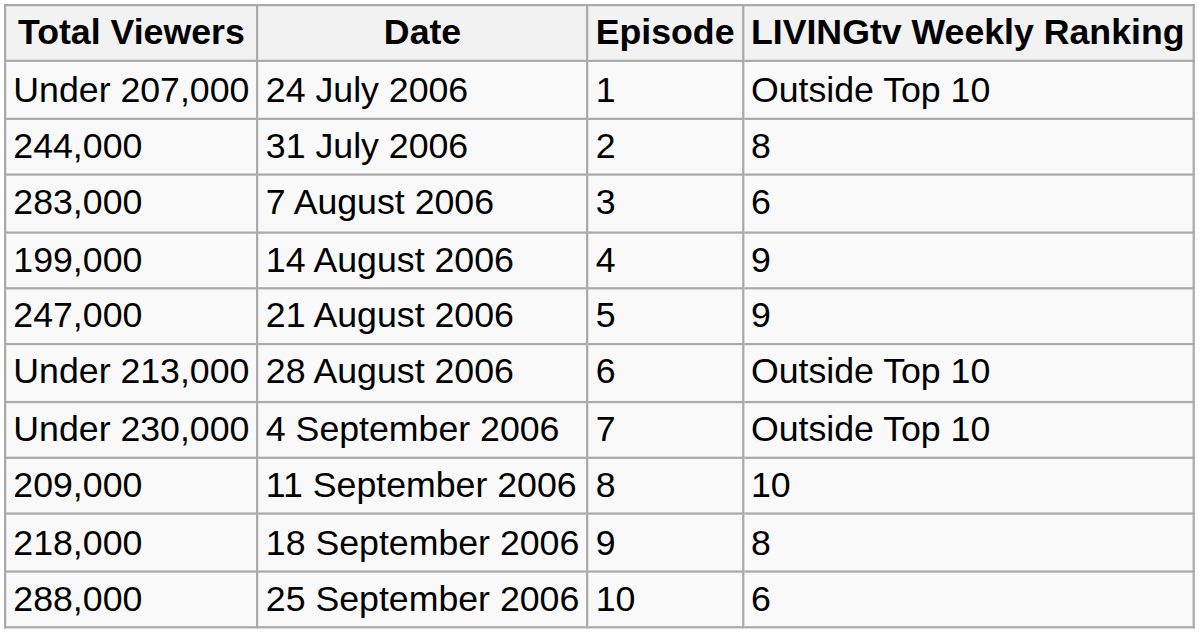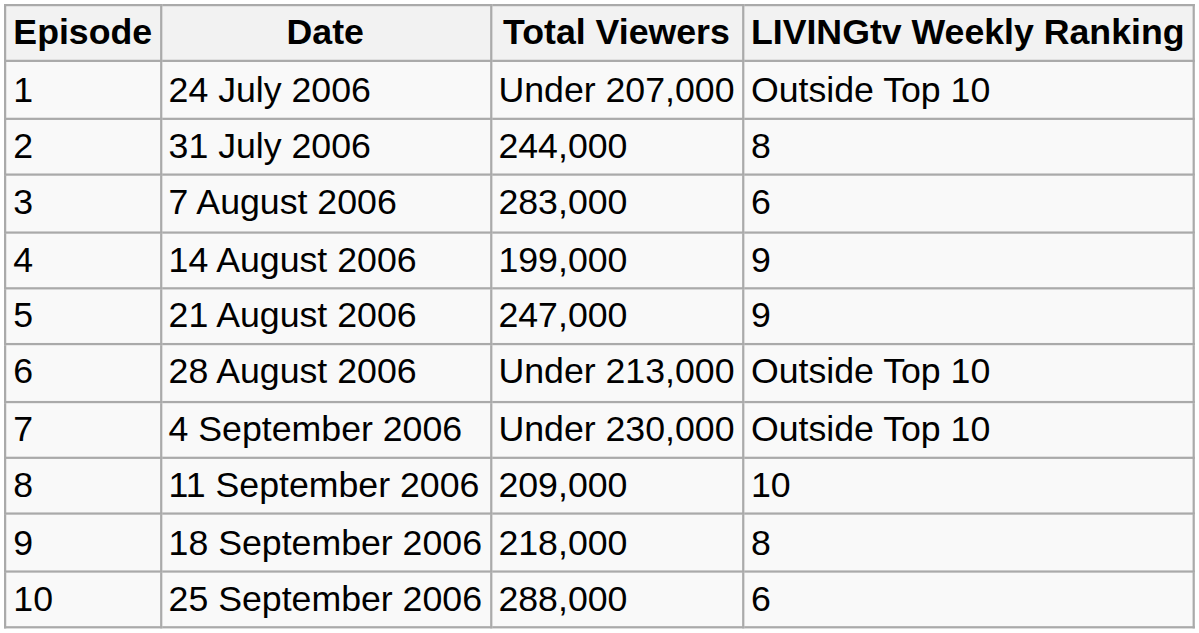columns swapped: (665, 32) <-> (131, 32)
